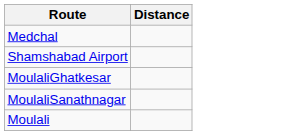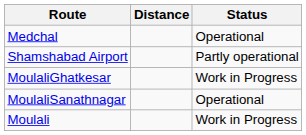+ column: (247, 15)
